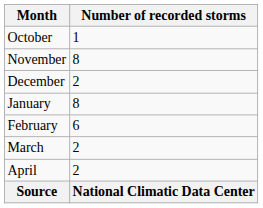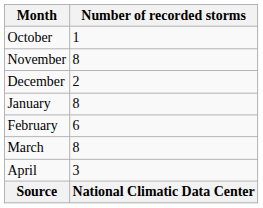(76, 147) 2 -> (76, 147) 8
(76, 170) 2 -> (76, 170) 3
